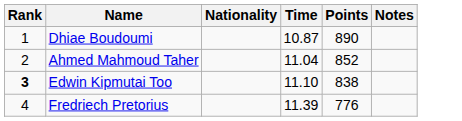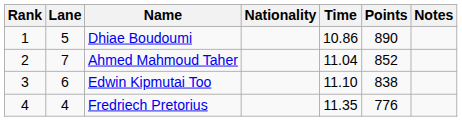+ column: (65, 15)
(301, 37) 10.87 -> (341, 37) 10.86
(25, 82) bold -> (25, 82) normal
(301, 104) 11.39 -> (341, 104) 11.35
